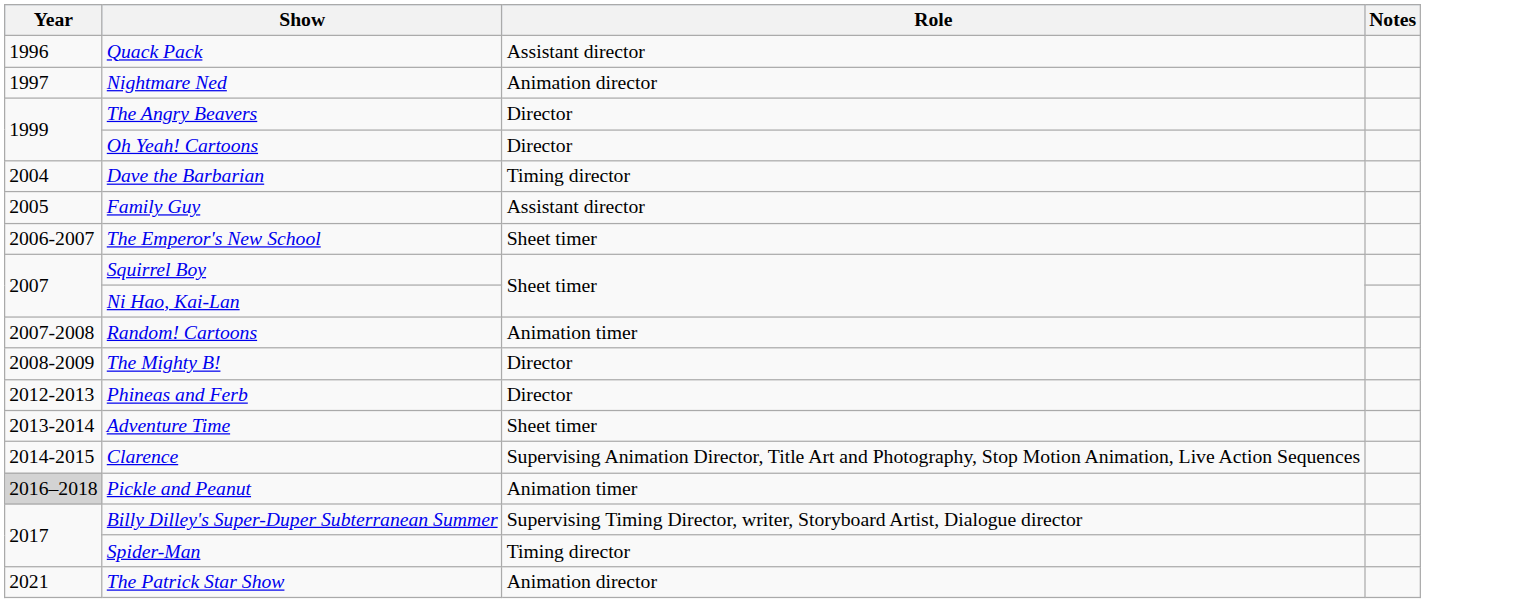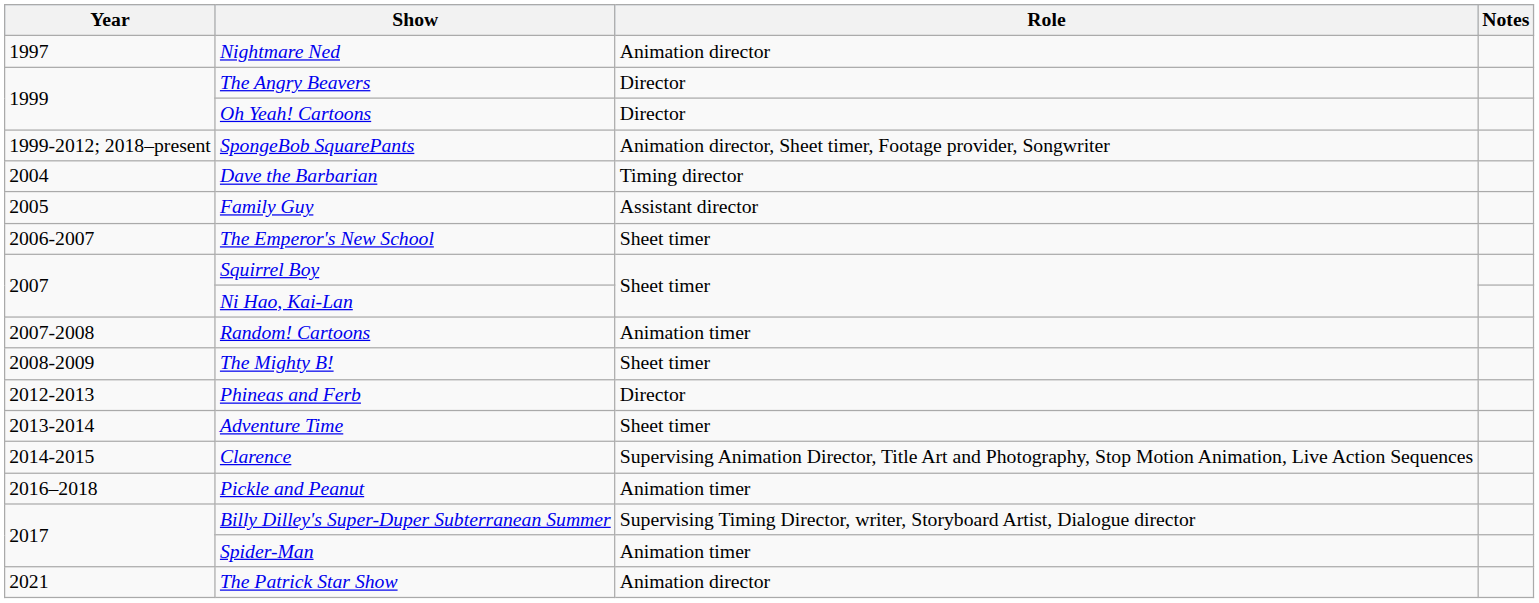- row: (155, 51)
+ row: (317, 144)
(539, 363) Director -> (665, 363) Sheet timer
(53, 488) lightgrey background -> (53, 488) no background
(568, 550) Timing director -> (685, 550) Animation timer
